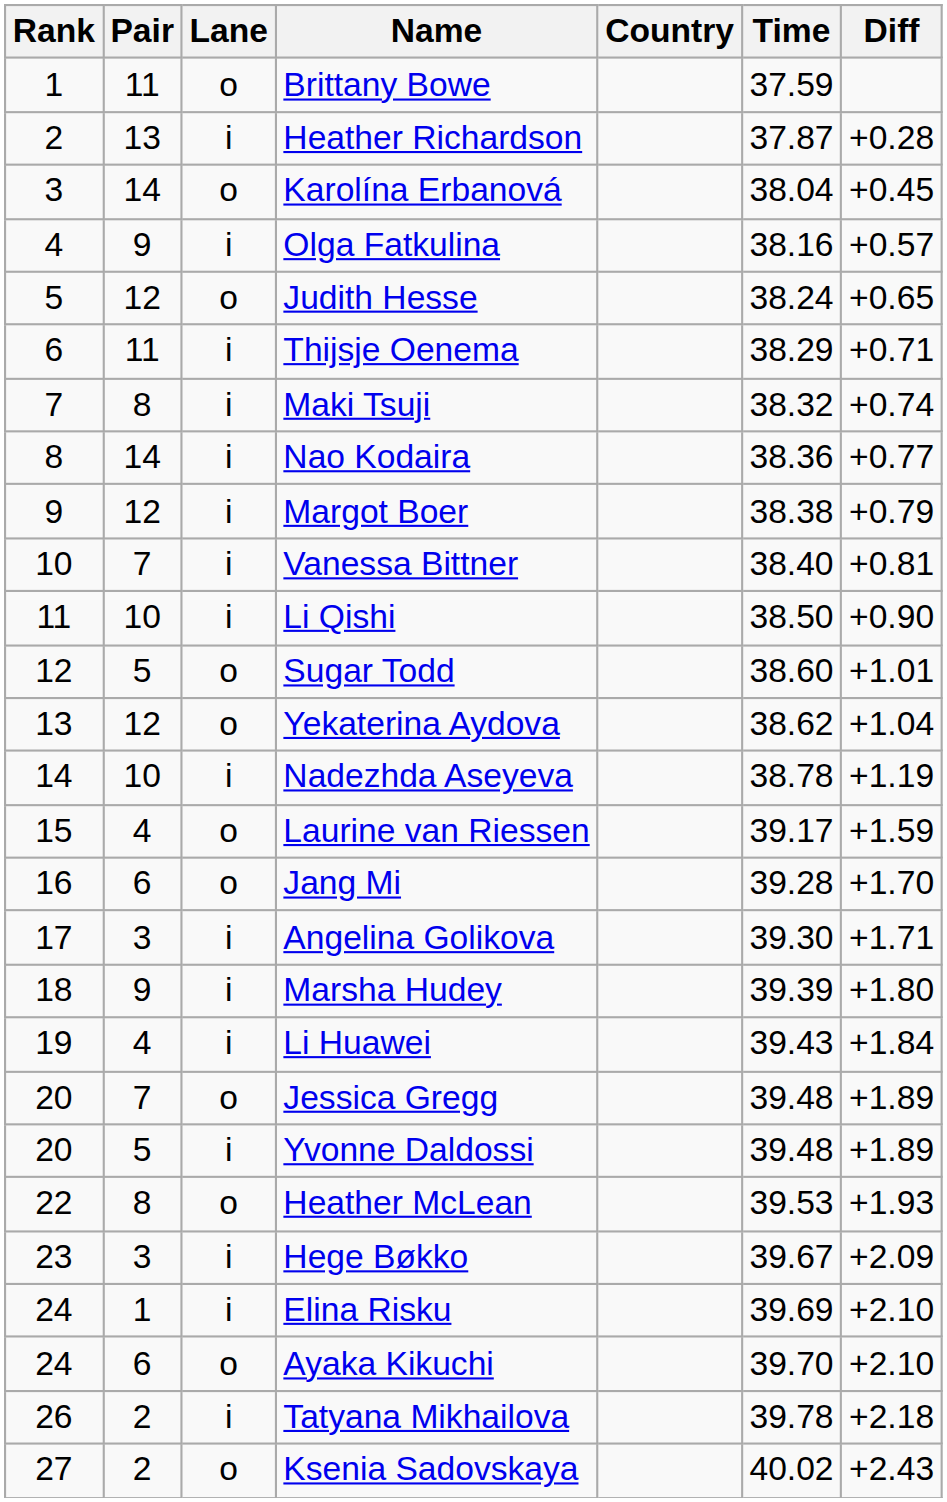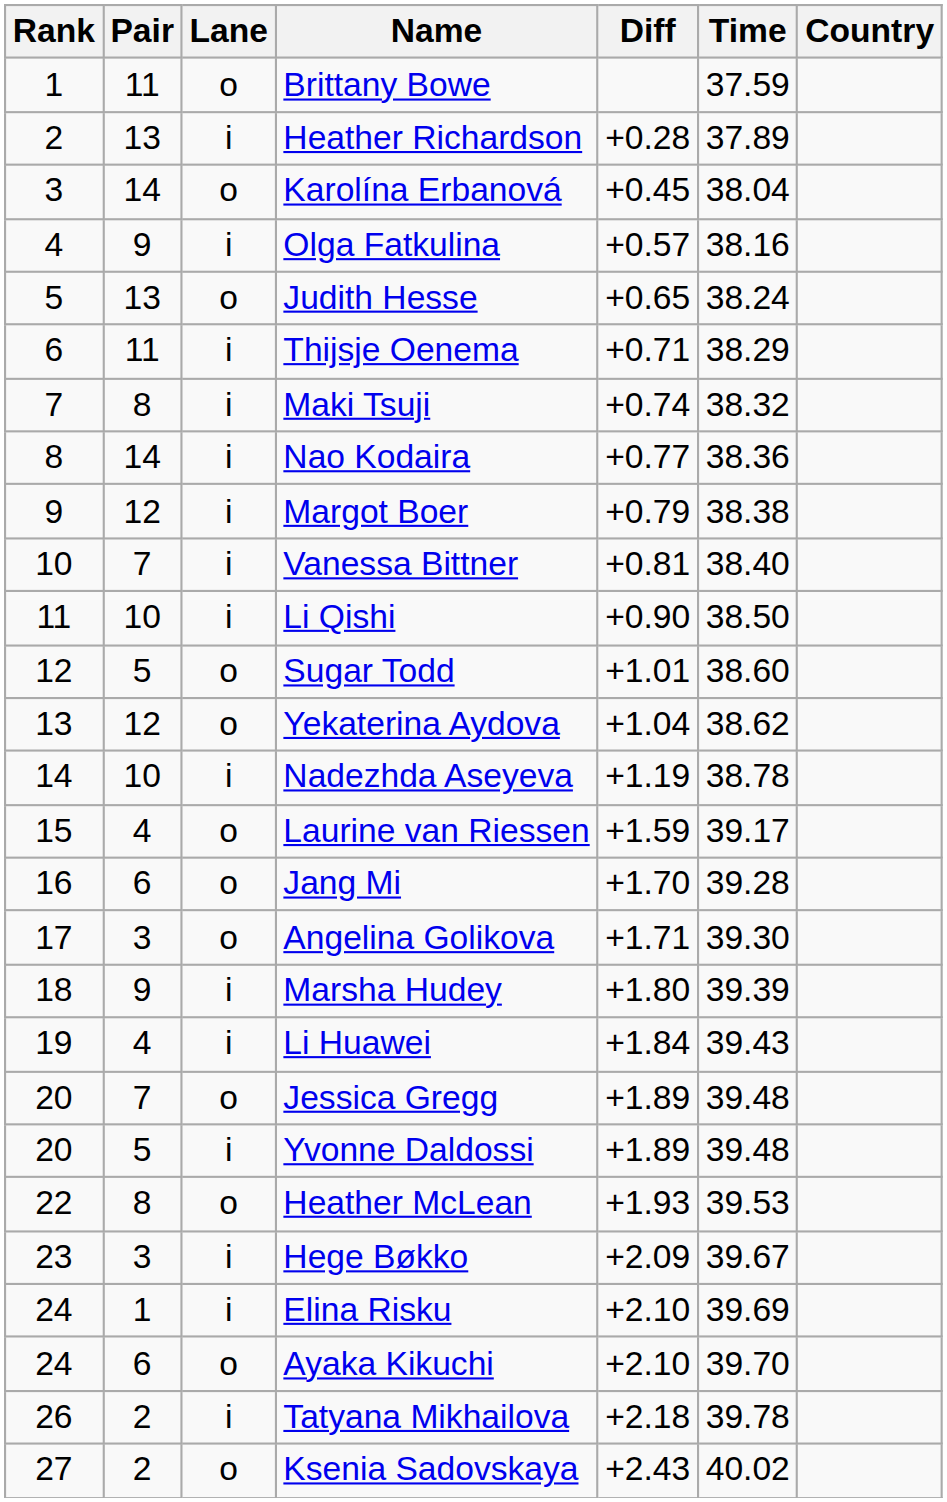columns swapped: (670, 31) <-> (892, 31)
(792, 137) 37.87 -> (748, 137) 37.89
(142, 297) 12 -> (142, 297) 13
(229, 937) i -> (229, 937) o
